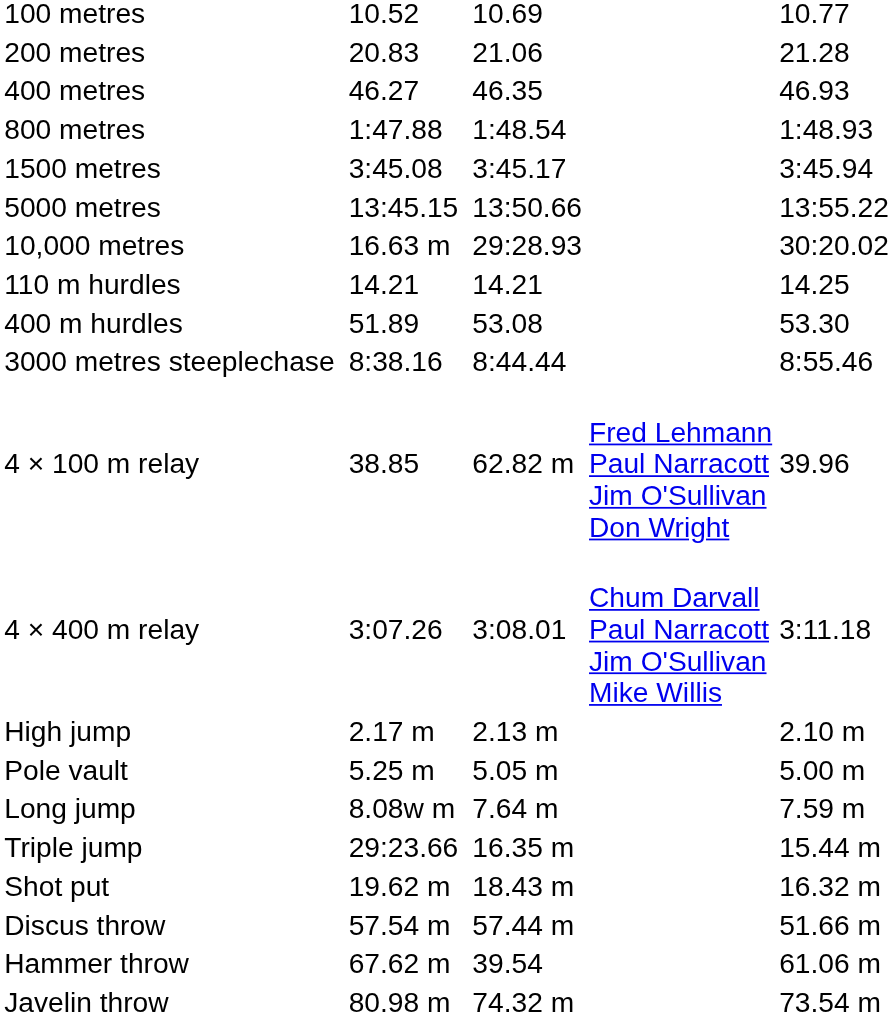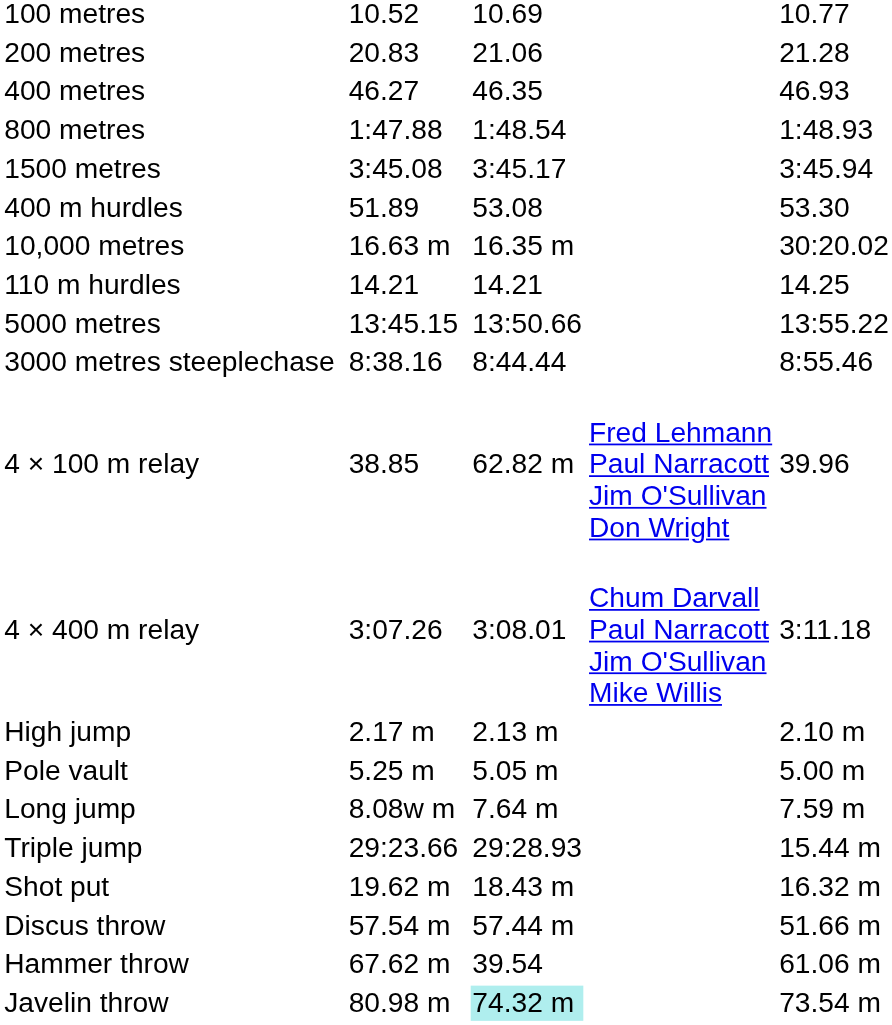rows swapped: (83, 207) <-> (94, 323)
(527, 246) 29:28.93 -> (523, 246) 16.35 m
(523, 847) 16.35 m -> (527, 847) 29:28.93
(523, 1002) no background -> (523, 1002) paleturquoise background
